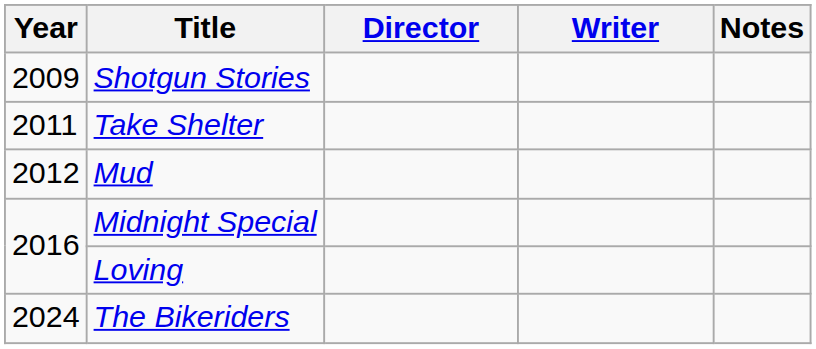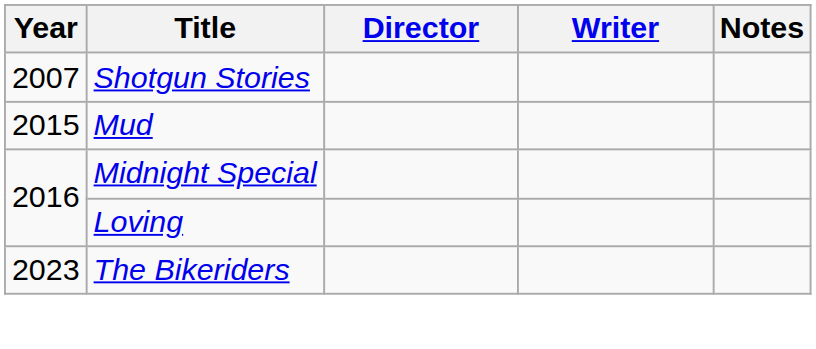(46, 76) 2009 -> (46, 76) 2007
- row: (178, 125)
(46, 173) 2012 -> (46, 125) 2015
(46, 317) 2024 -> (46, 269) 2023
